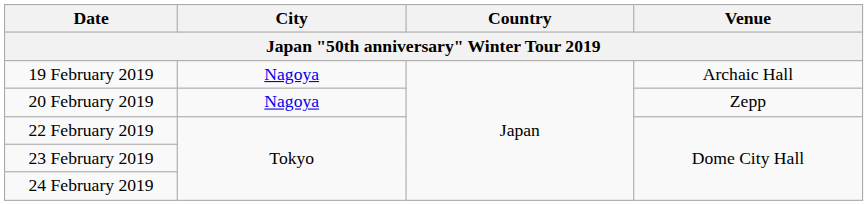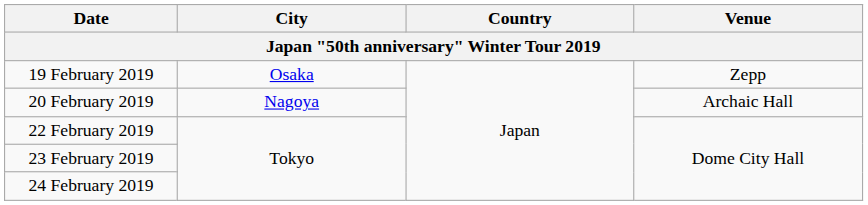(292, 74) Nagoya -> (292, 74) Osaka
(748, 74) Archaic Hall -> (748, 74) Zepp
(748, 102) Zepp -> (748, 102) Archaic Hall
